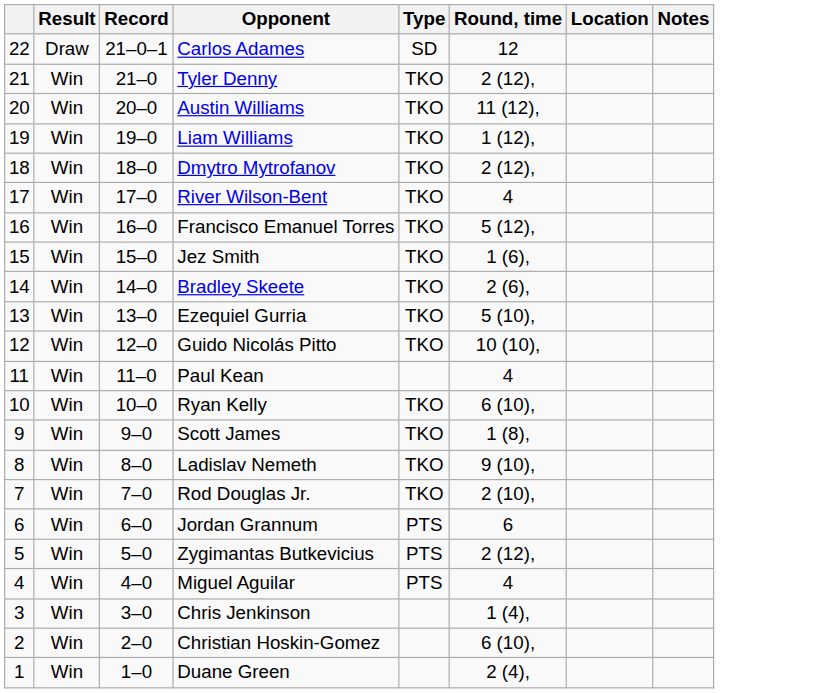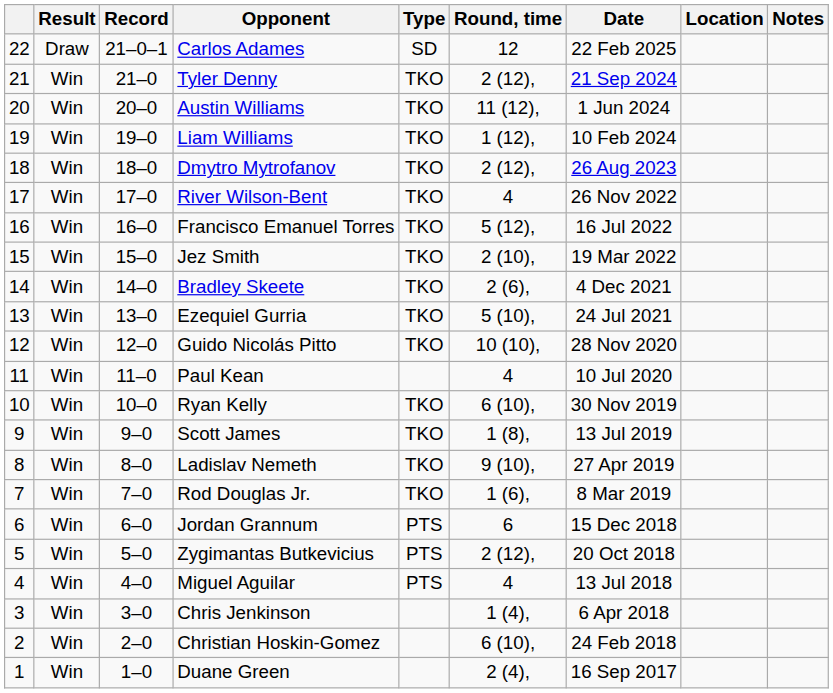+ column: (624, 19)
(508, 256) 1 (6), -> (508, 256) 2 (10),
(508, 494) 2 (10), -> (508, 494) 1 (6),
